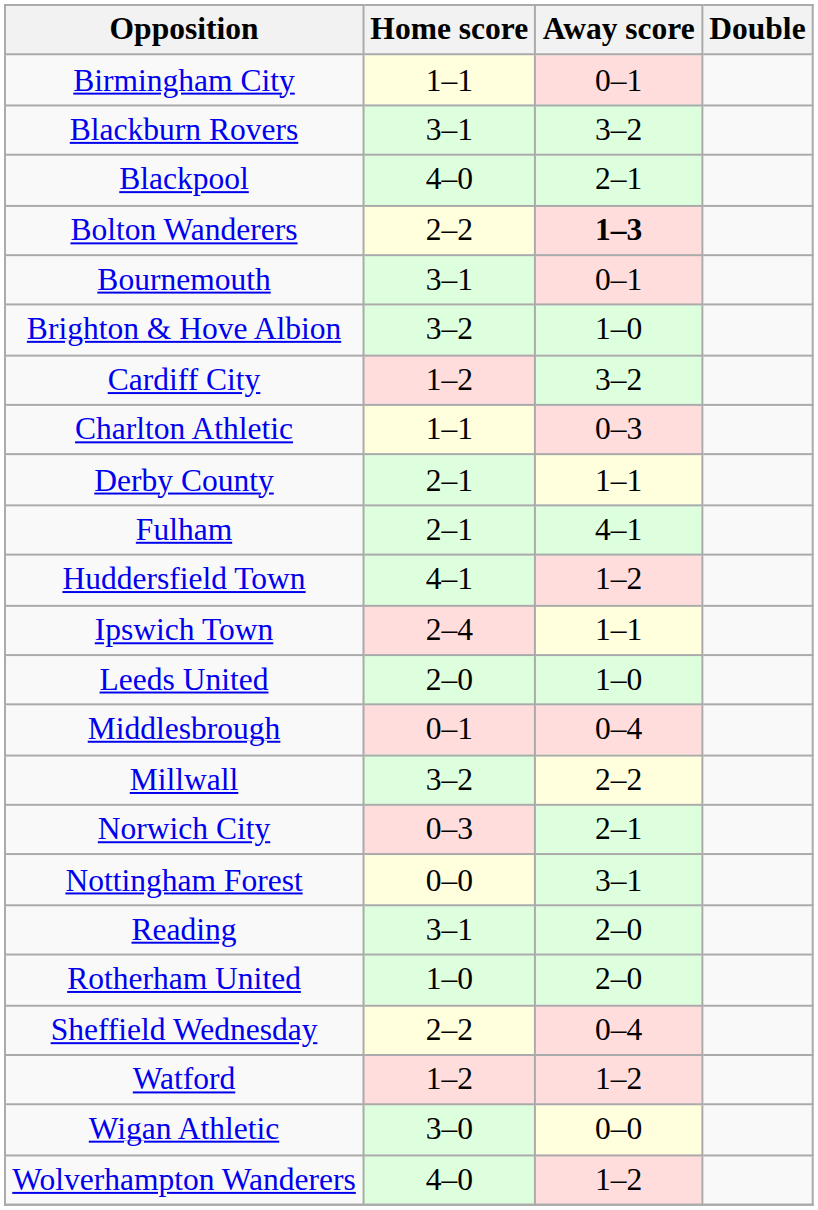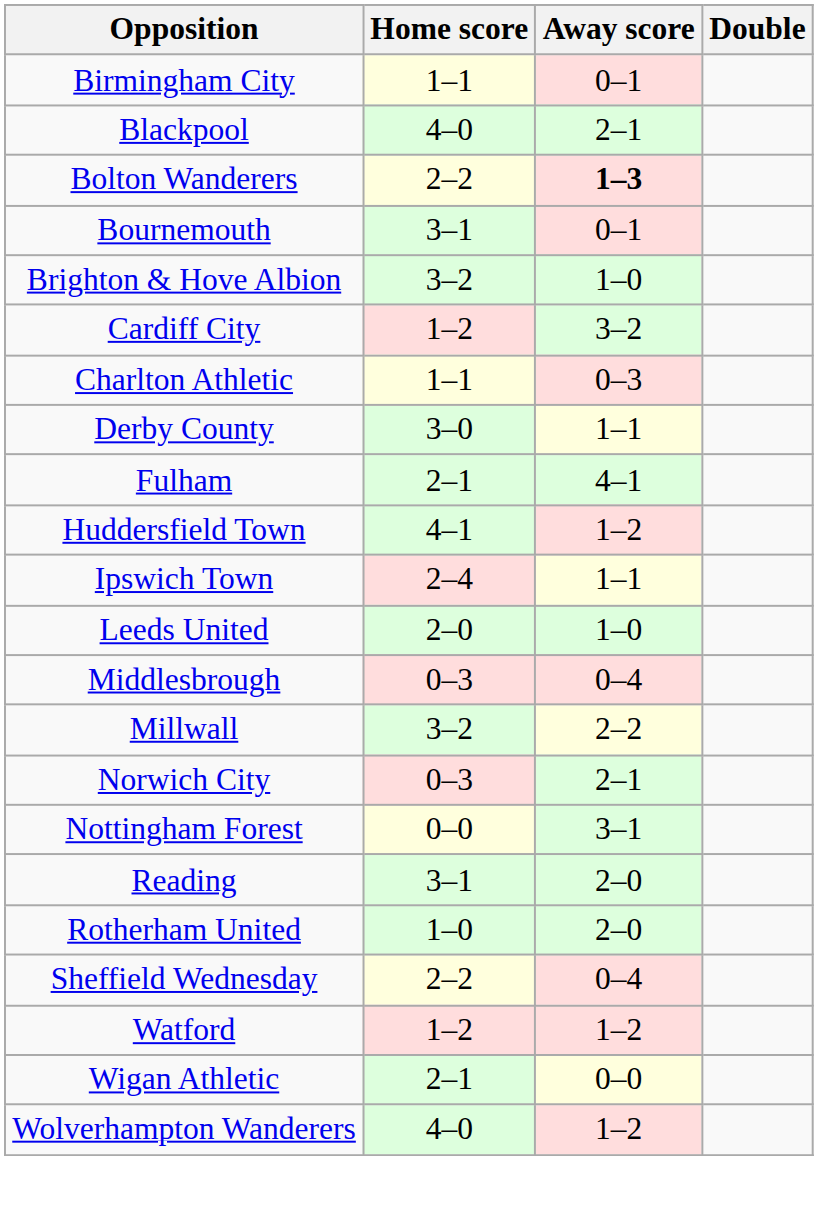- row: (184, 129)
(449, 479) 2–1 -> (449, 429) 3–0
(449, 729) 0–1 -> (449, 679) 0–3
(449, 1129) 3–0 -> (449, 1079) 2–1
